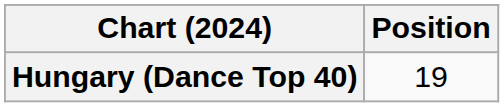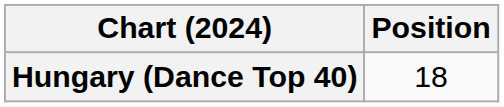(431, 76) 19 -> (431, 76) 18
